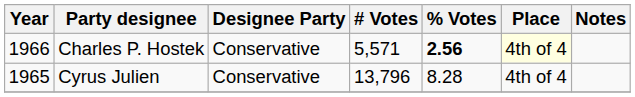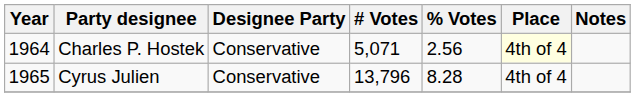(29, 48) 1966 -> (29, 48) 1964
(377, 48) 5,571 -> (377, 48) 5,071
(445, 48) bold -> (445, 48) normal
